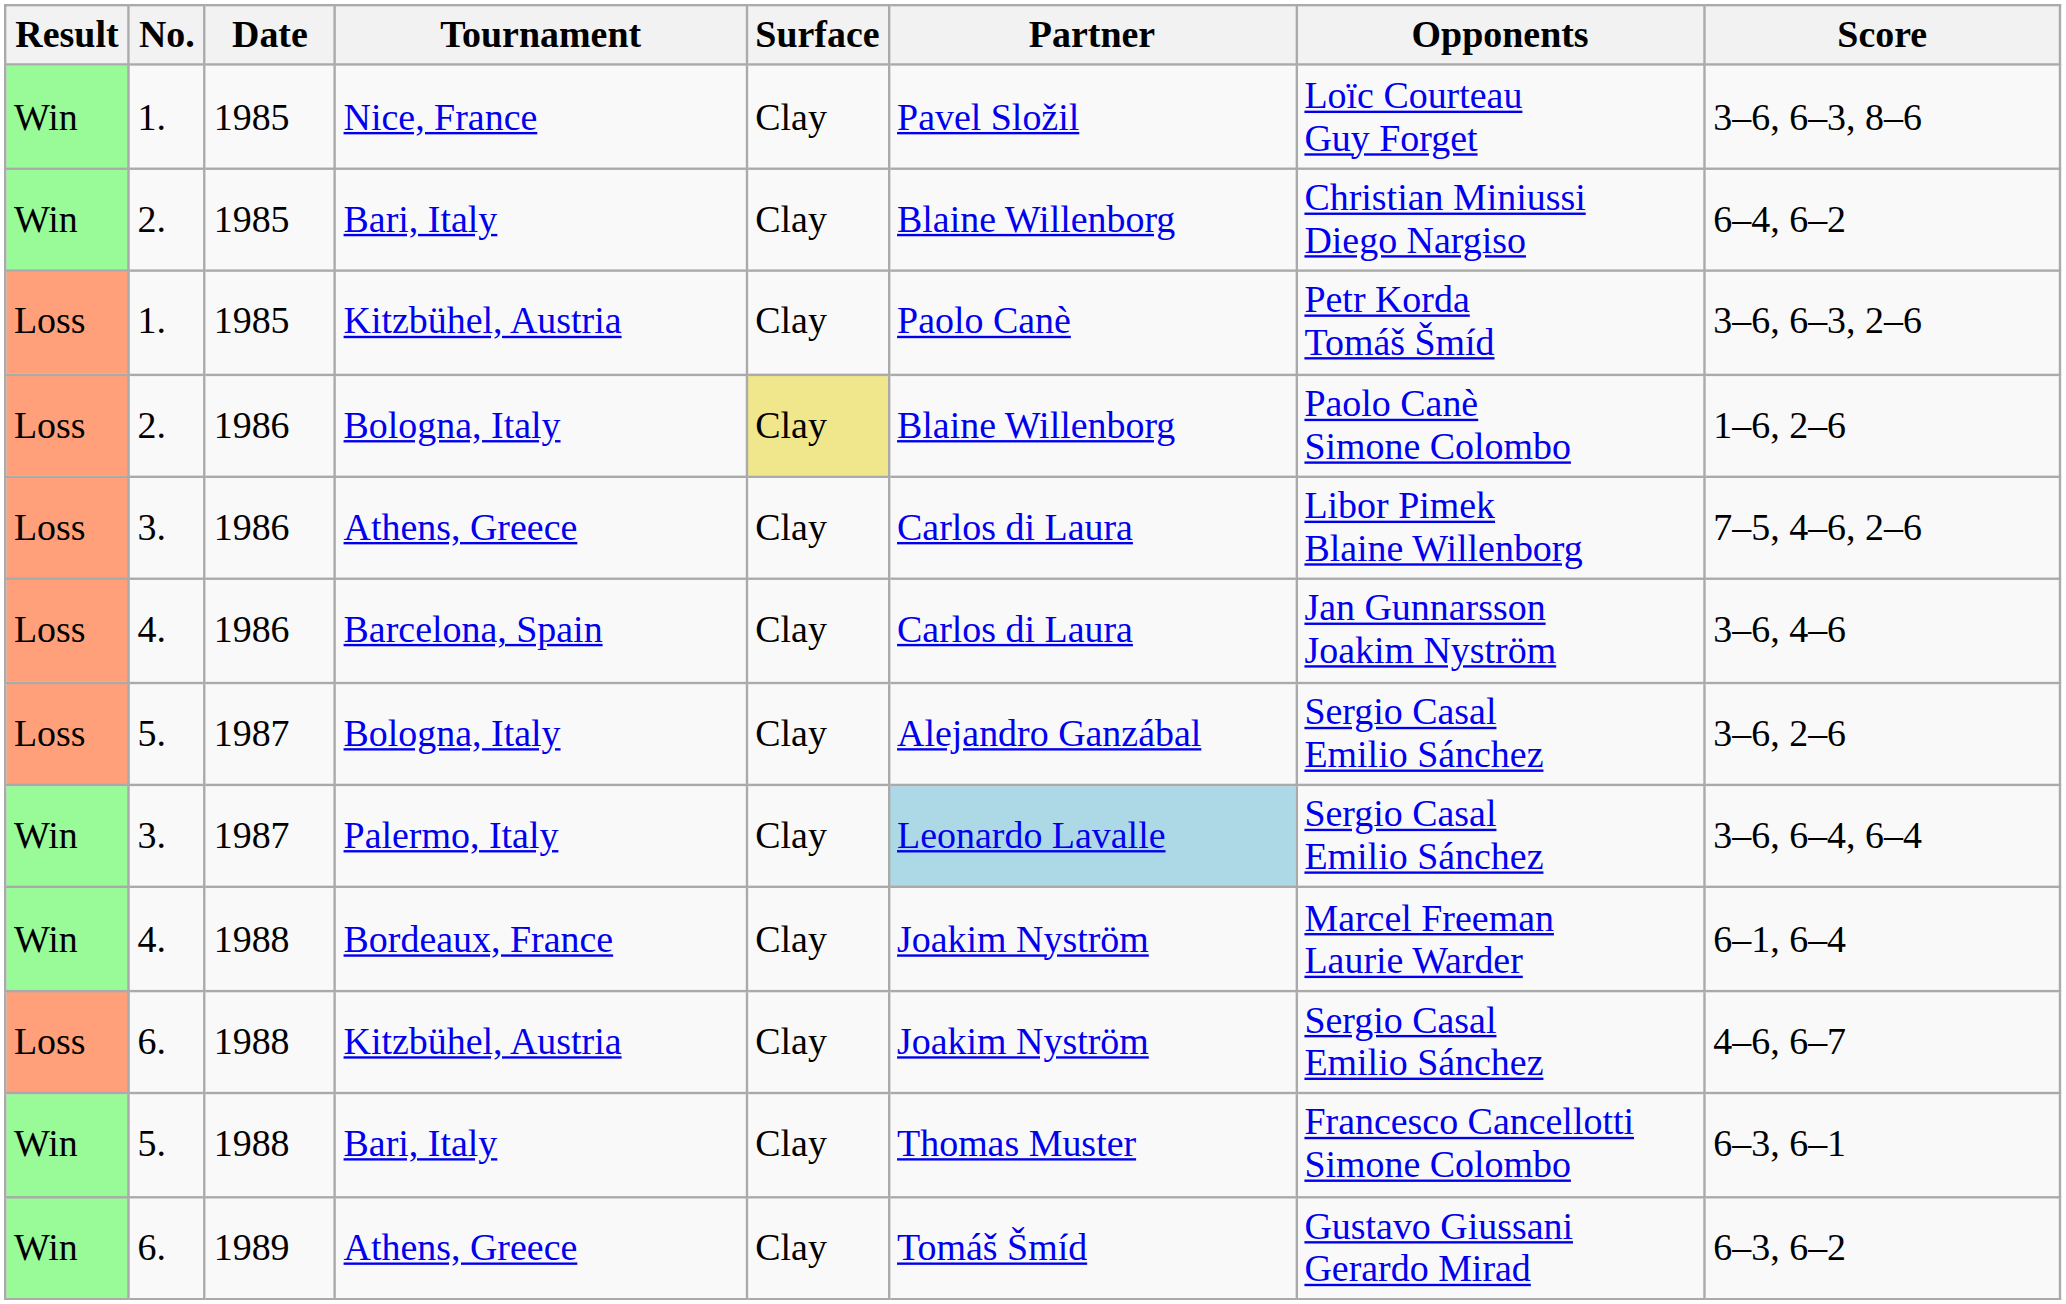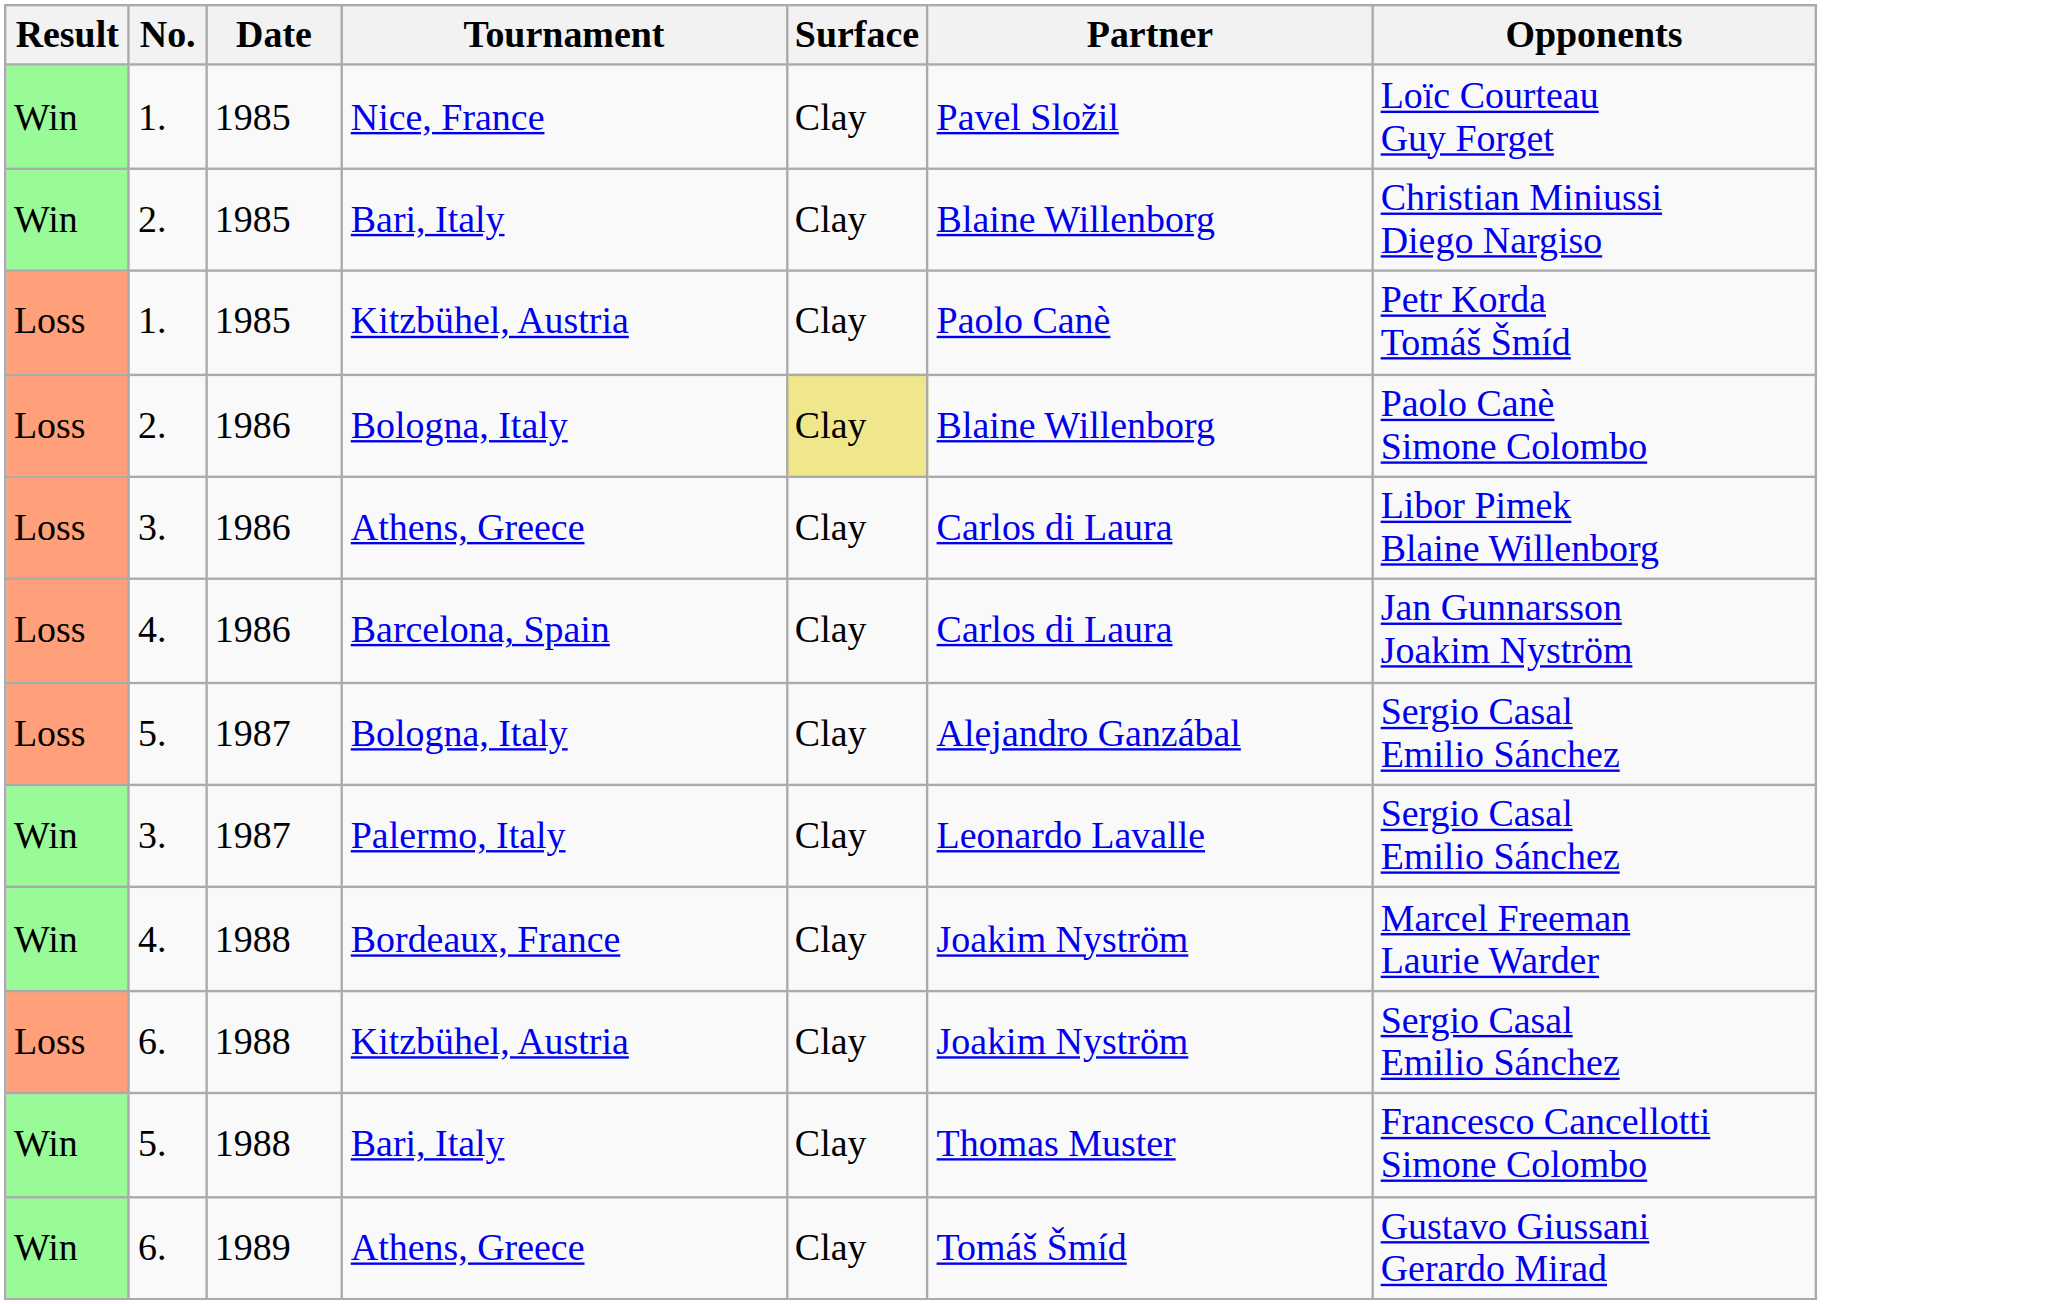- column: (1882, 34)
(1031, 835) lightblue background -> (1071, 835) no background
